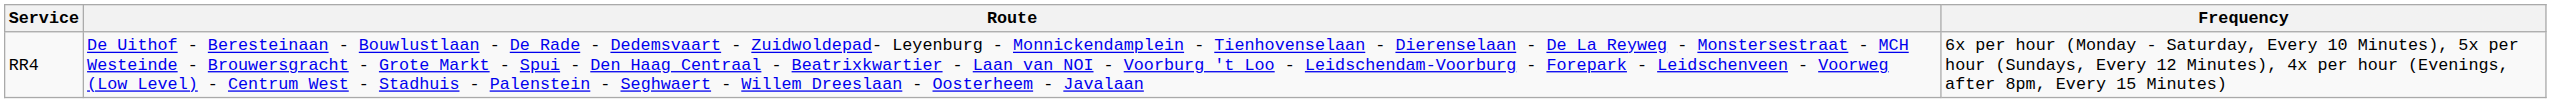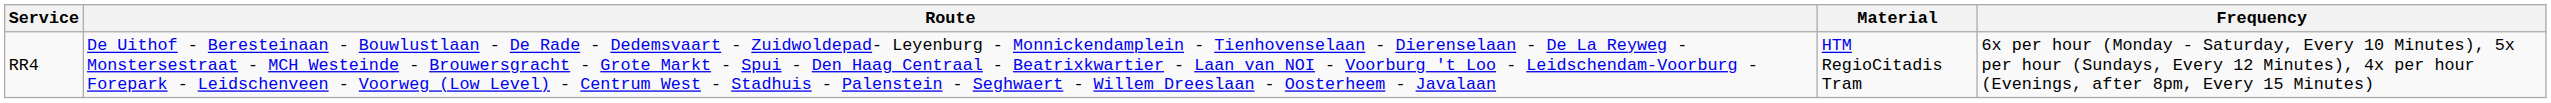+ column: (1898, 18)
